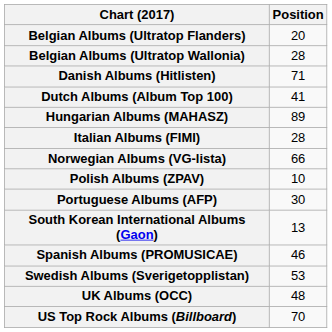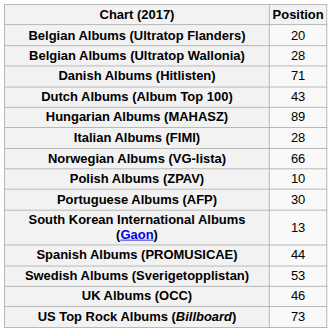(298, 96) 41 -> (298, 96) 43
(298, 255) 46 -> (298, 255) 44
(298, 296) 48 -> (298, 296) 46
(298, 317) 70 -> (298, 317) 73
